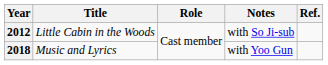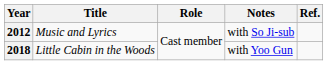(95, 32) Little Cabin in the Woods -> (76, 32) Music and Lyrics
(76, 50) Music and Lyrics -> (95, 50) Little Cabin in the Woods
